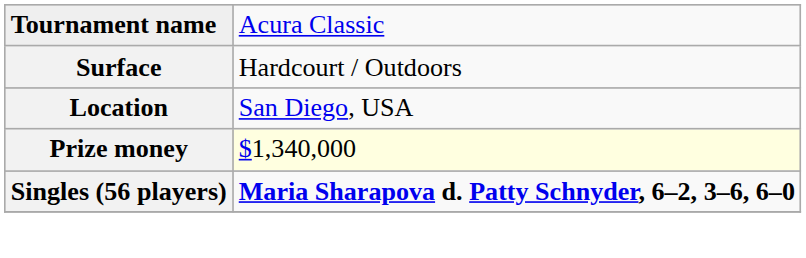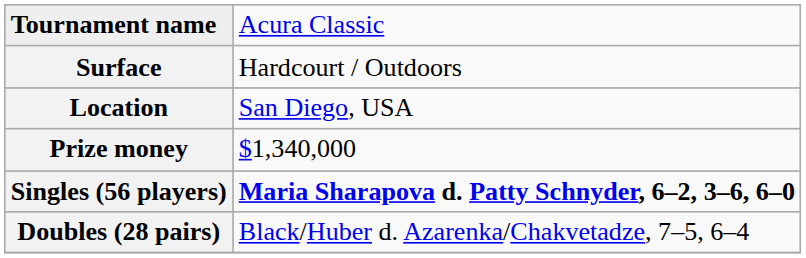(297, 149) lightyellow background -> (297, 149) no background
+ row: (119, 231)
